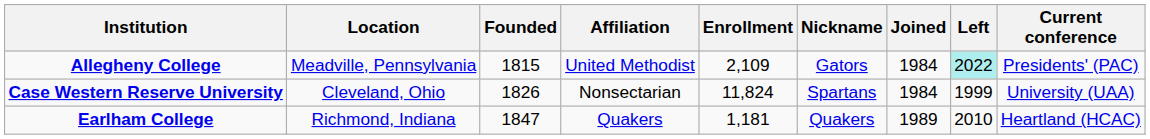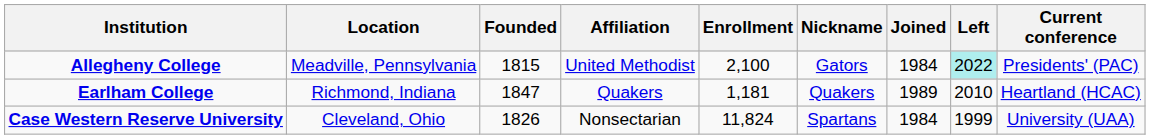(748, 65) 2,109 -> (748, 65) 2,100
rows swapped: (146, 92) <-> (146, 119)
